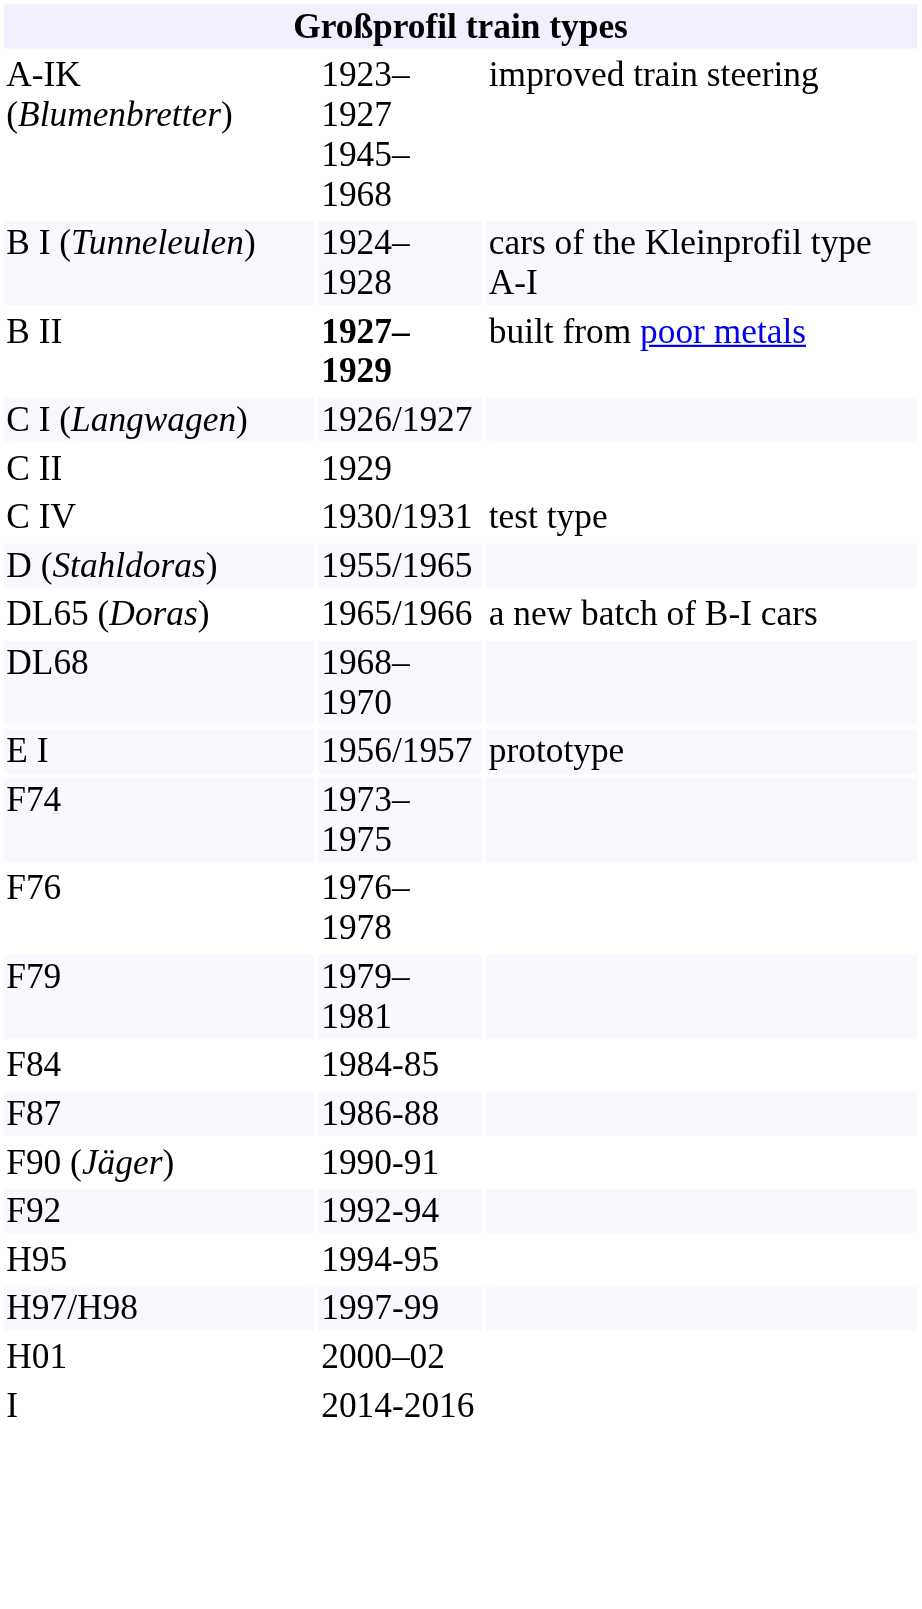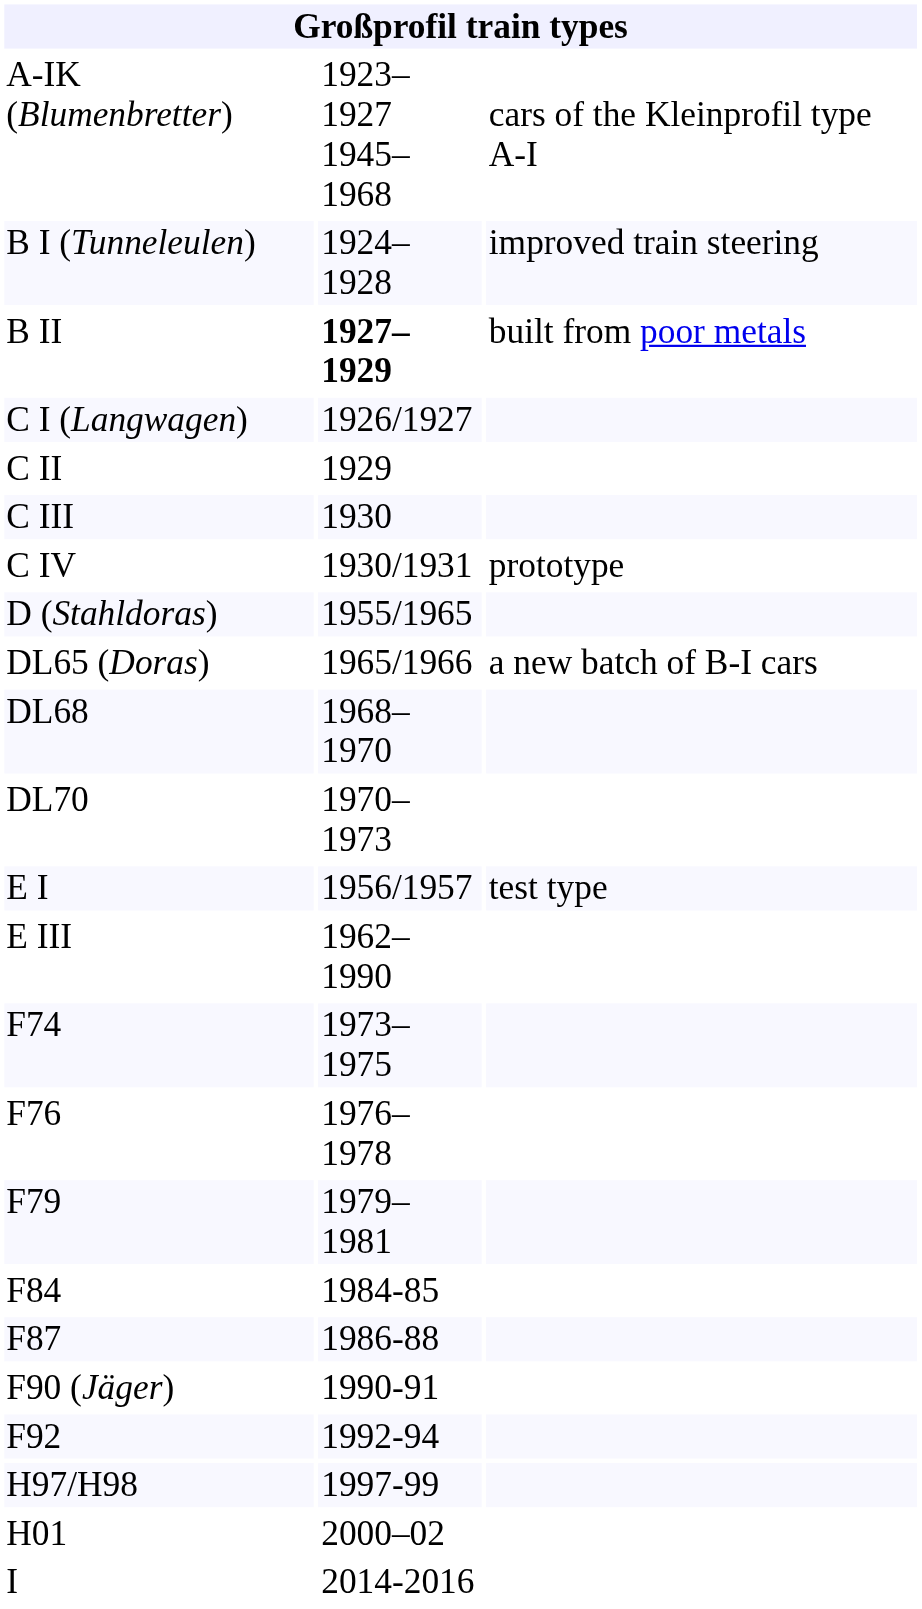(654, 74) improved train steering -> (680, 134) cars of the Kleinprofil type A-I
(680, 262) cars of the Kleinprofil type A-I -> (654, 242) improved train steering
+ row: (40, 516)
(548, 516) test type -> (557, 565) prototype
+ row: (48, 799)
(557, 750) prototype -> (548, 887) test type
+ row: (39, 936)
- row: (37, 1259)
